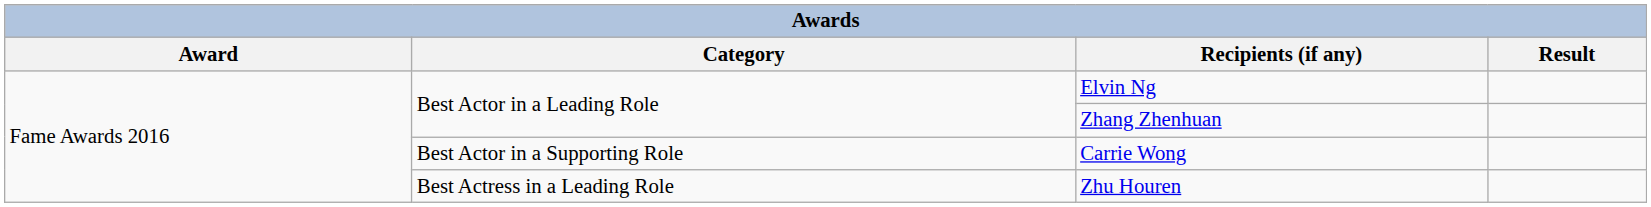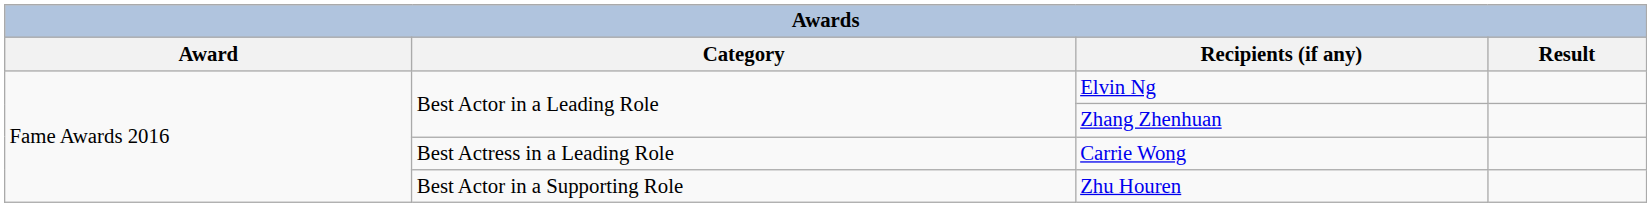(550, 152) Best Actor in a Supporting Role -> (545, 152) Best Actress in a Leading Role
(545, 185) Best Actress in a Leading Role -> (550, 185) Best Actor in a Supporting Role
